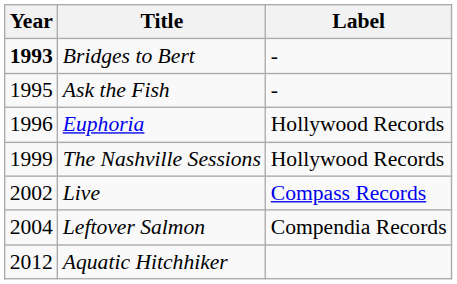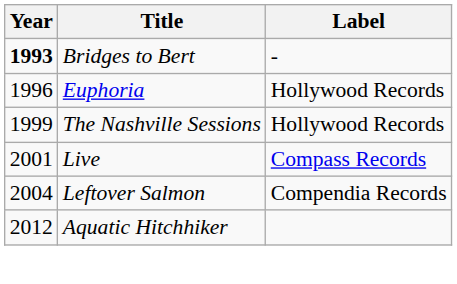- row: (116, 90)
(31, 192) 2002 -> (31, 158) 2001
